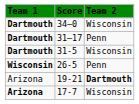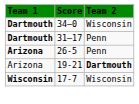- row: (67, 52)
(30, 65) Wisconsin -> (25, 52) Arizona
(25, 92) Arizona -> (30, 79) Wisconsin
